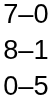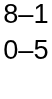- row: (26, 14)
